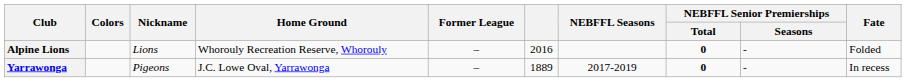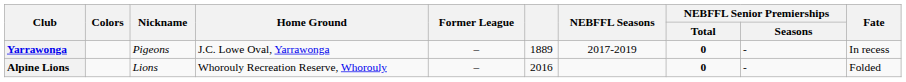rows swapped: (38, 49) <-> (37, 67)
